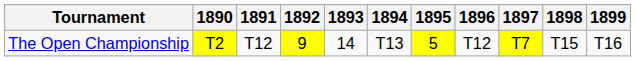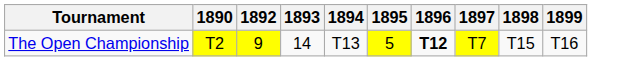- column: (258, 18)
(477, 43) normal -> (433, 43) bold
